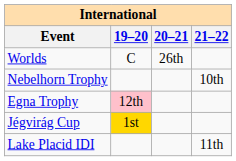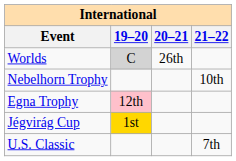(131, 58) no background -> (131, 58) lightgrey background
- row: (51, 144)
+ row: (41, 144)
